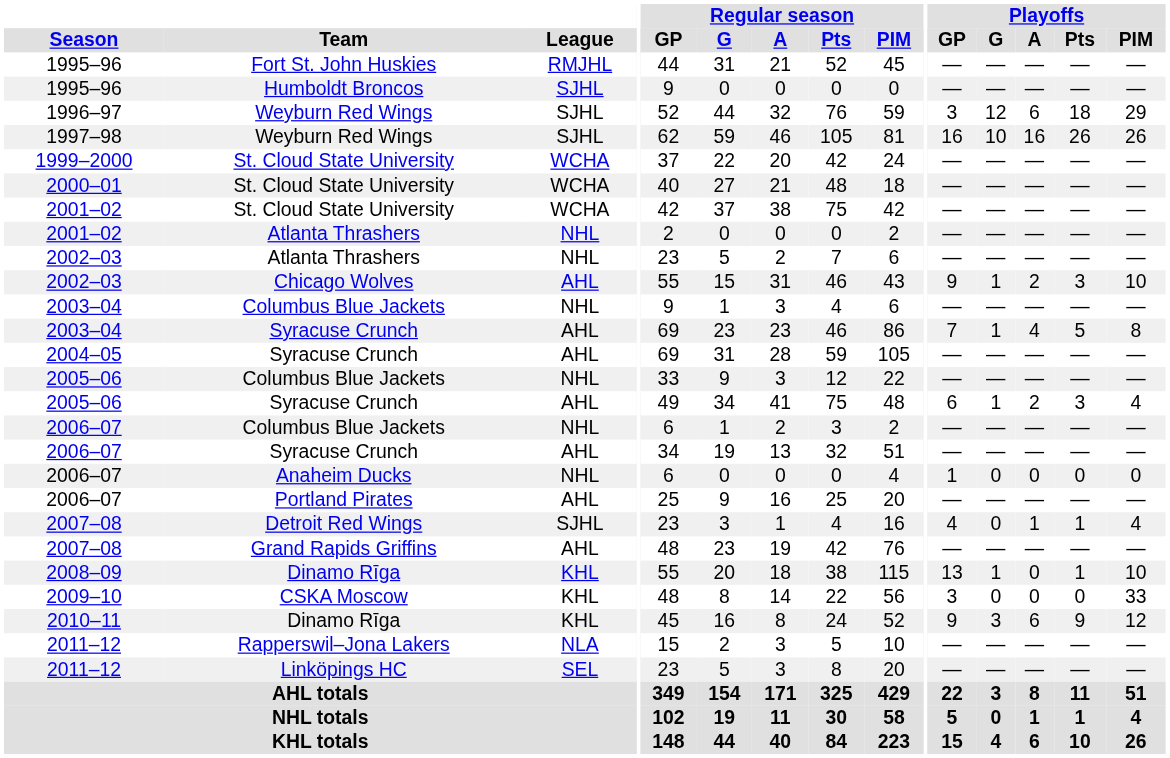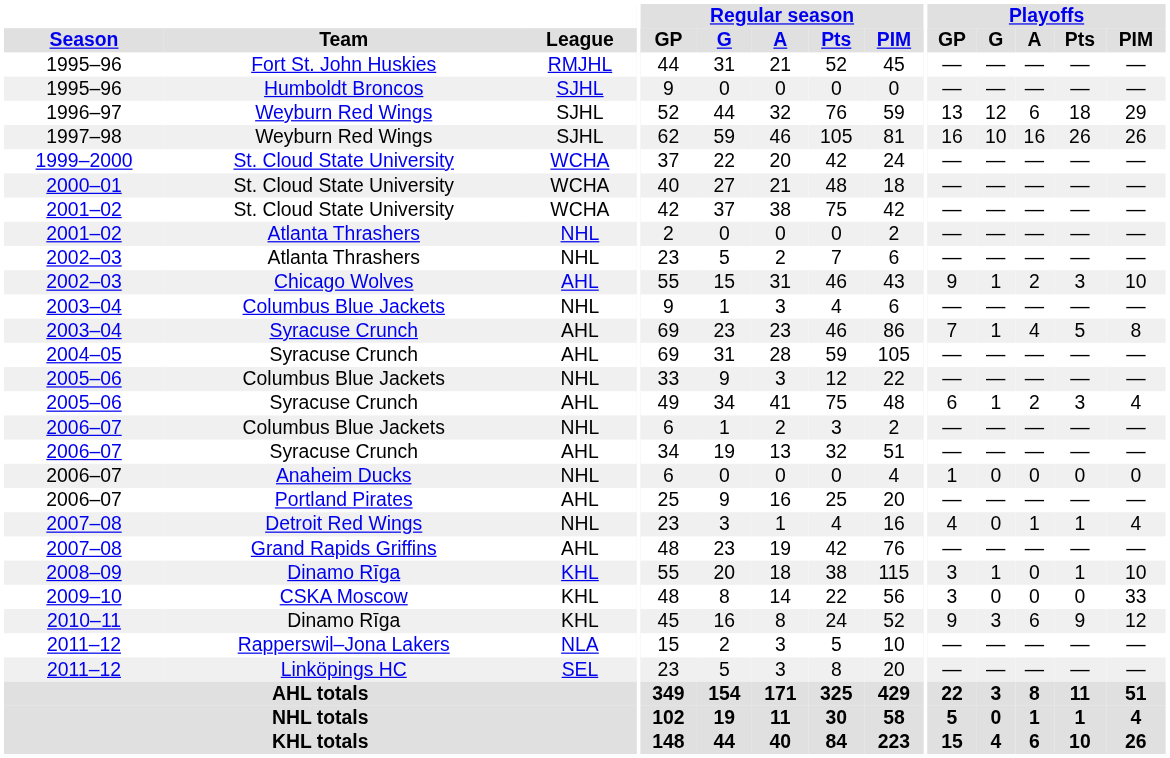(952, 112) 3 -> (952, 112) 13
(580, 524) SJHL -> (580, 524) NHL
(952, 572) 13 -> (952, 572) 3
